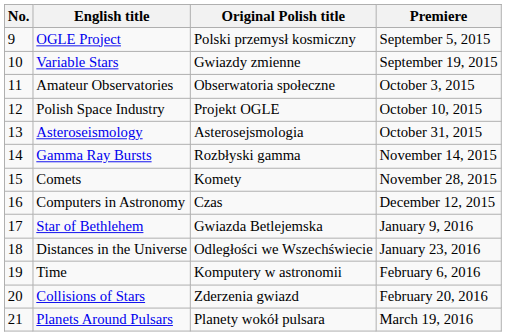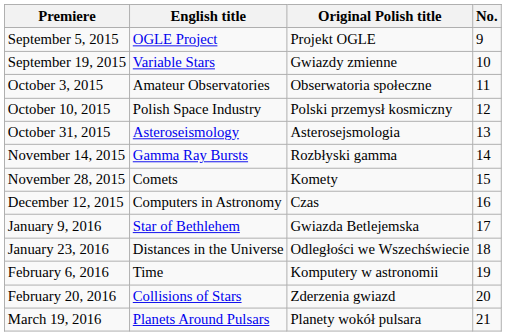columns swapped: (19, 16) <-> (439, 16)
(275, 39) Polski przemysł kosmiczny -> (333, 39) Projekt OGLE
(237, 109) Projekt OGLE -> (371, 109) Polski przemysł kosmiczny
